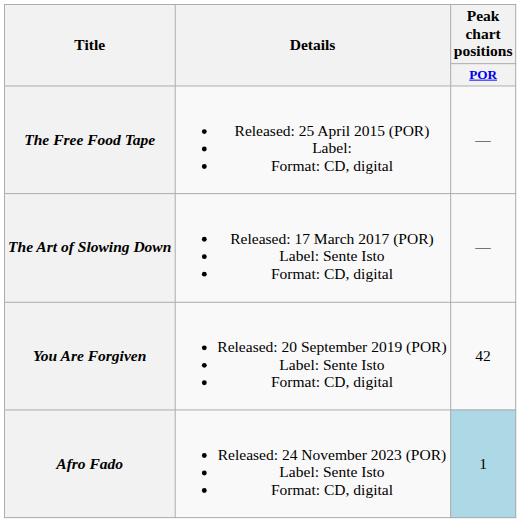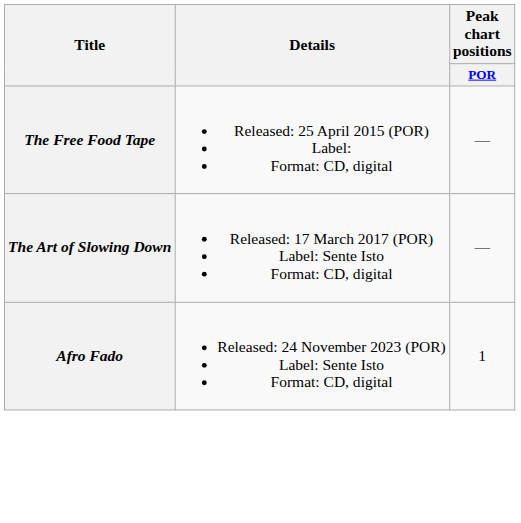- row: (90, 355)
(483, 463) lightblue background -> (482, 355) no background
